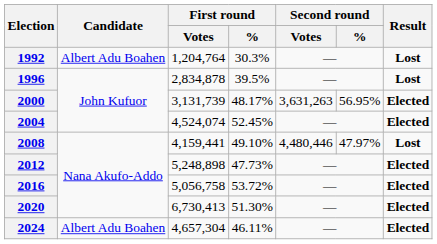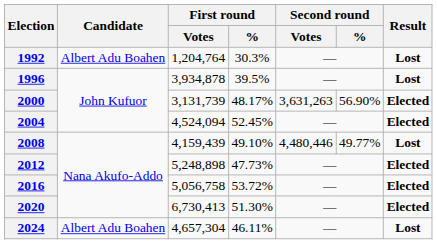(198, 79) 2,834,878 -> (198, 79) 3,934,878
(360, 100) 56.95% -> (360, 100) 56.90%
(198, 121) 4,524,074 -> (198, 121) 4,524,094
(198, 143) 4,159,441 -> (198, 143) 4,159,439
(360, 143) 47.97% -> (360, 143) 49.77%
(408, 228) Elected -> (408, 228) Lost
